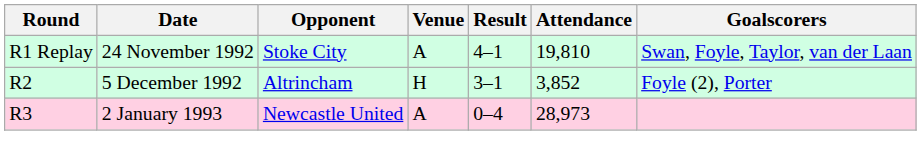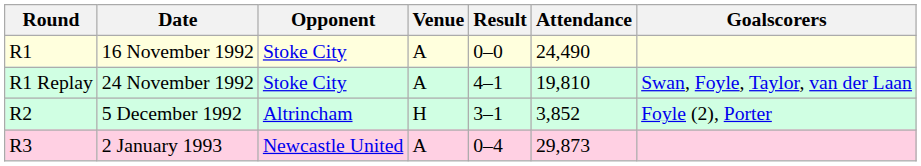+ row: (178, 51)
(563, 113) 28,973 -> (563, 144) 29,873
